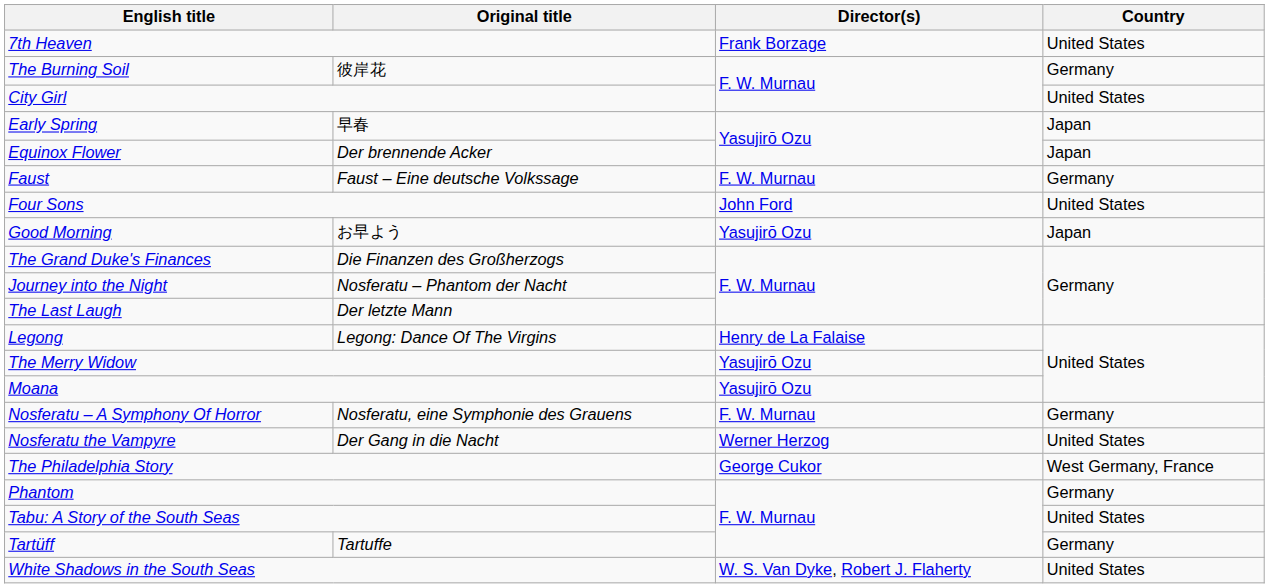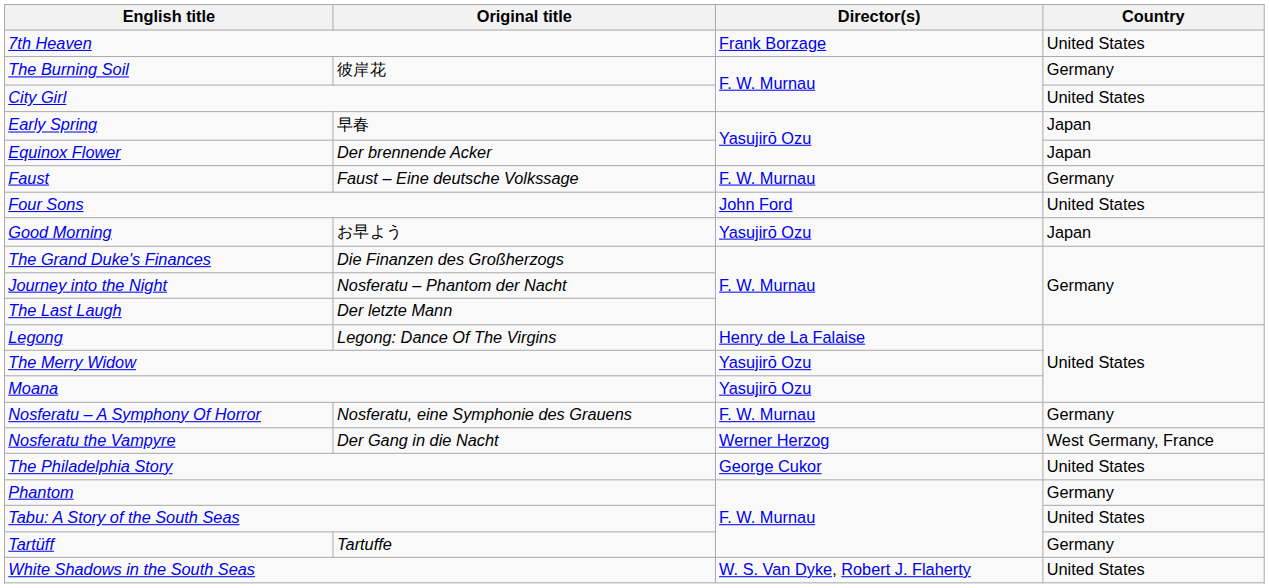(1096, 440) United States -> (1130, 440) West Germany, France
(1130, 466) West Germany, France -> (1096, 466) United States
